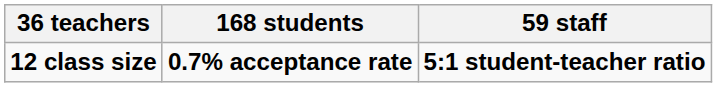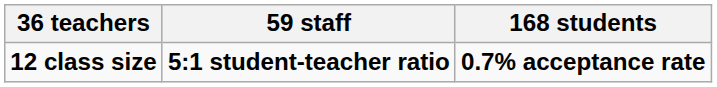columns swapped: (290, 23) <-> (564, 23)
